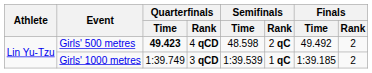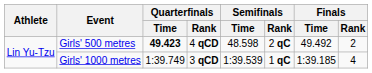(353, 60) 2 -> (353, 60) 4
